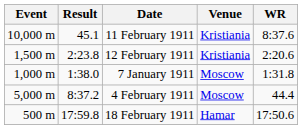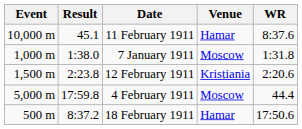(225, 34) Kristiania -> (217, 34) Hamar
rows swapped: (156, 74) <-> (150, 54)
(83, 94) 8:37.2 -> (80, 94) 17:59.8
(80, 114) 17:59.8 -> (83, 114) 8:37.2
